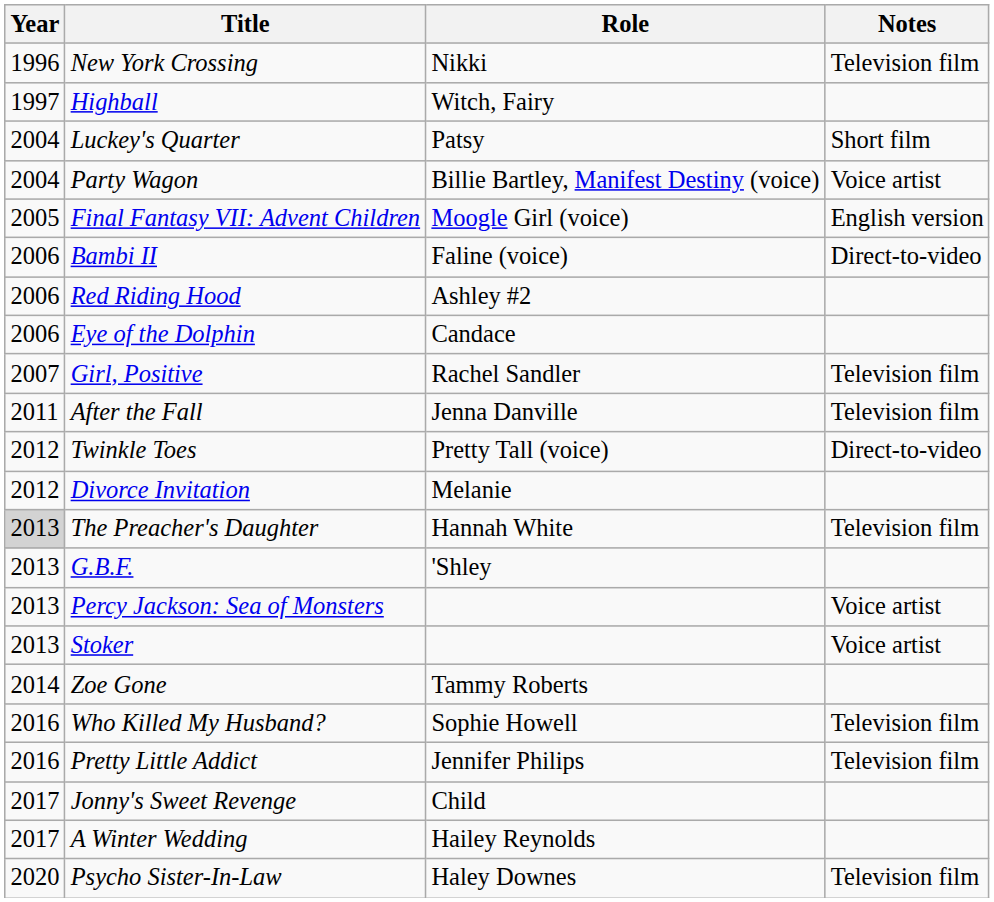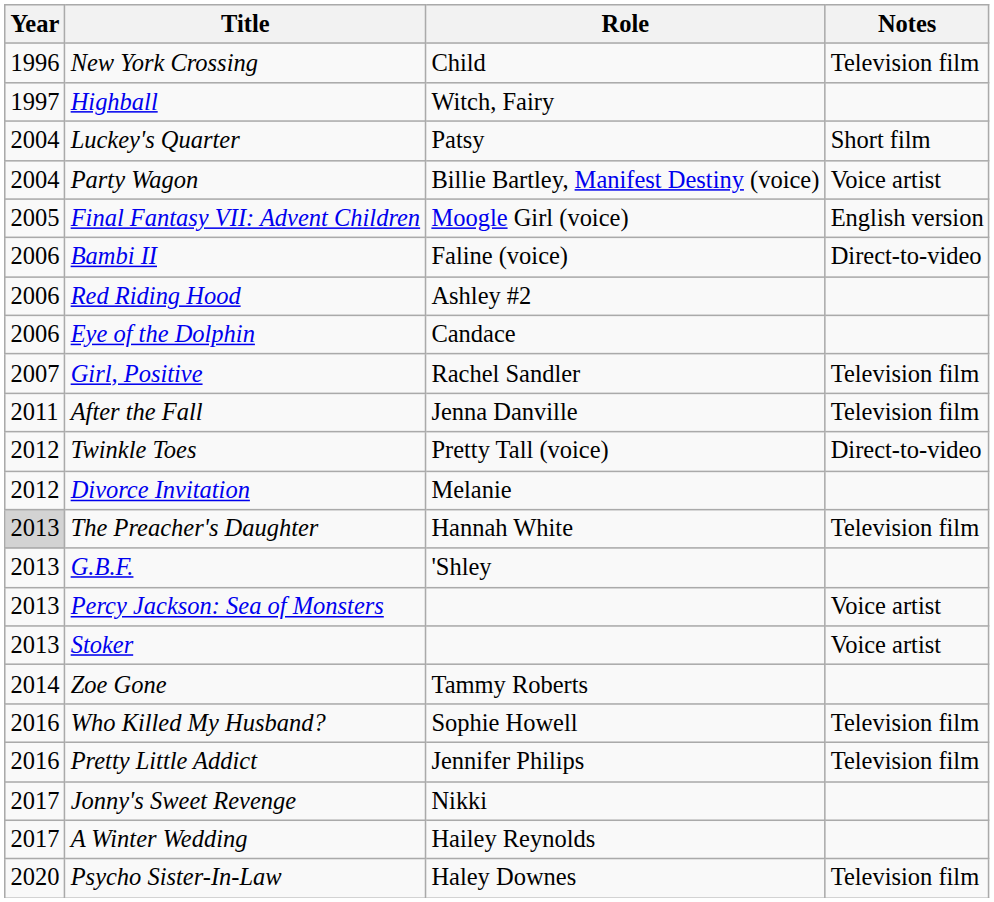(459, 62) Nikki -> (459, 62) Child
(459, 800) Child -> (459, 800) Nikki
